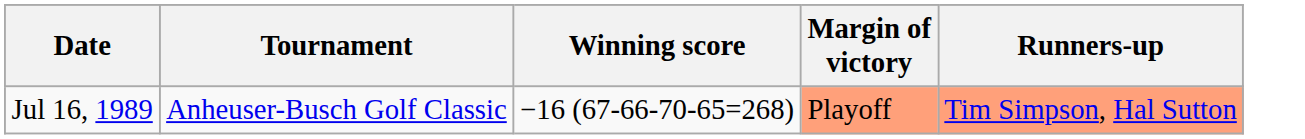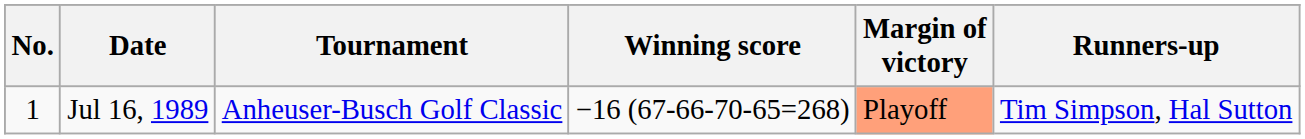+ column: (33, 45)
(1091, 109) lightsalmon background -> (1146, 109) no background
